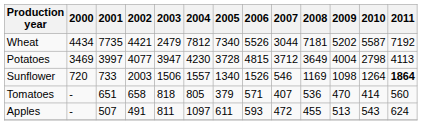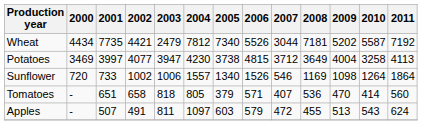(227, 59) 3728 -> (227, 59) 3738
(374, 59) 2798 -> (374, 59) 3258
(140, 77) 2003 -> (140, 77) 1002
(169, 77) 1506 -> (169, 77) 1006
(403, 77) bold -> (403, 77) normal
(224, 111) 611 -> (224, 111) 603
(254, 111) 593 -> (254, 111) 579
